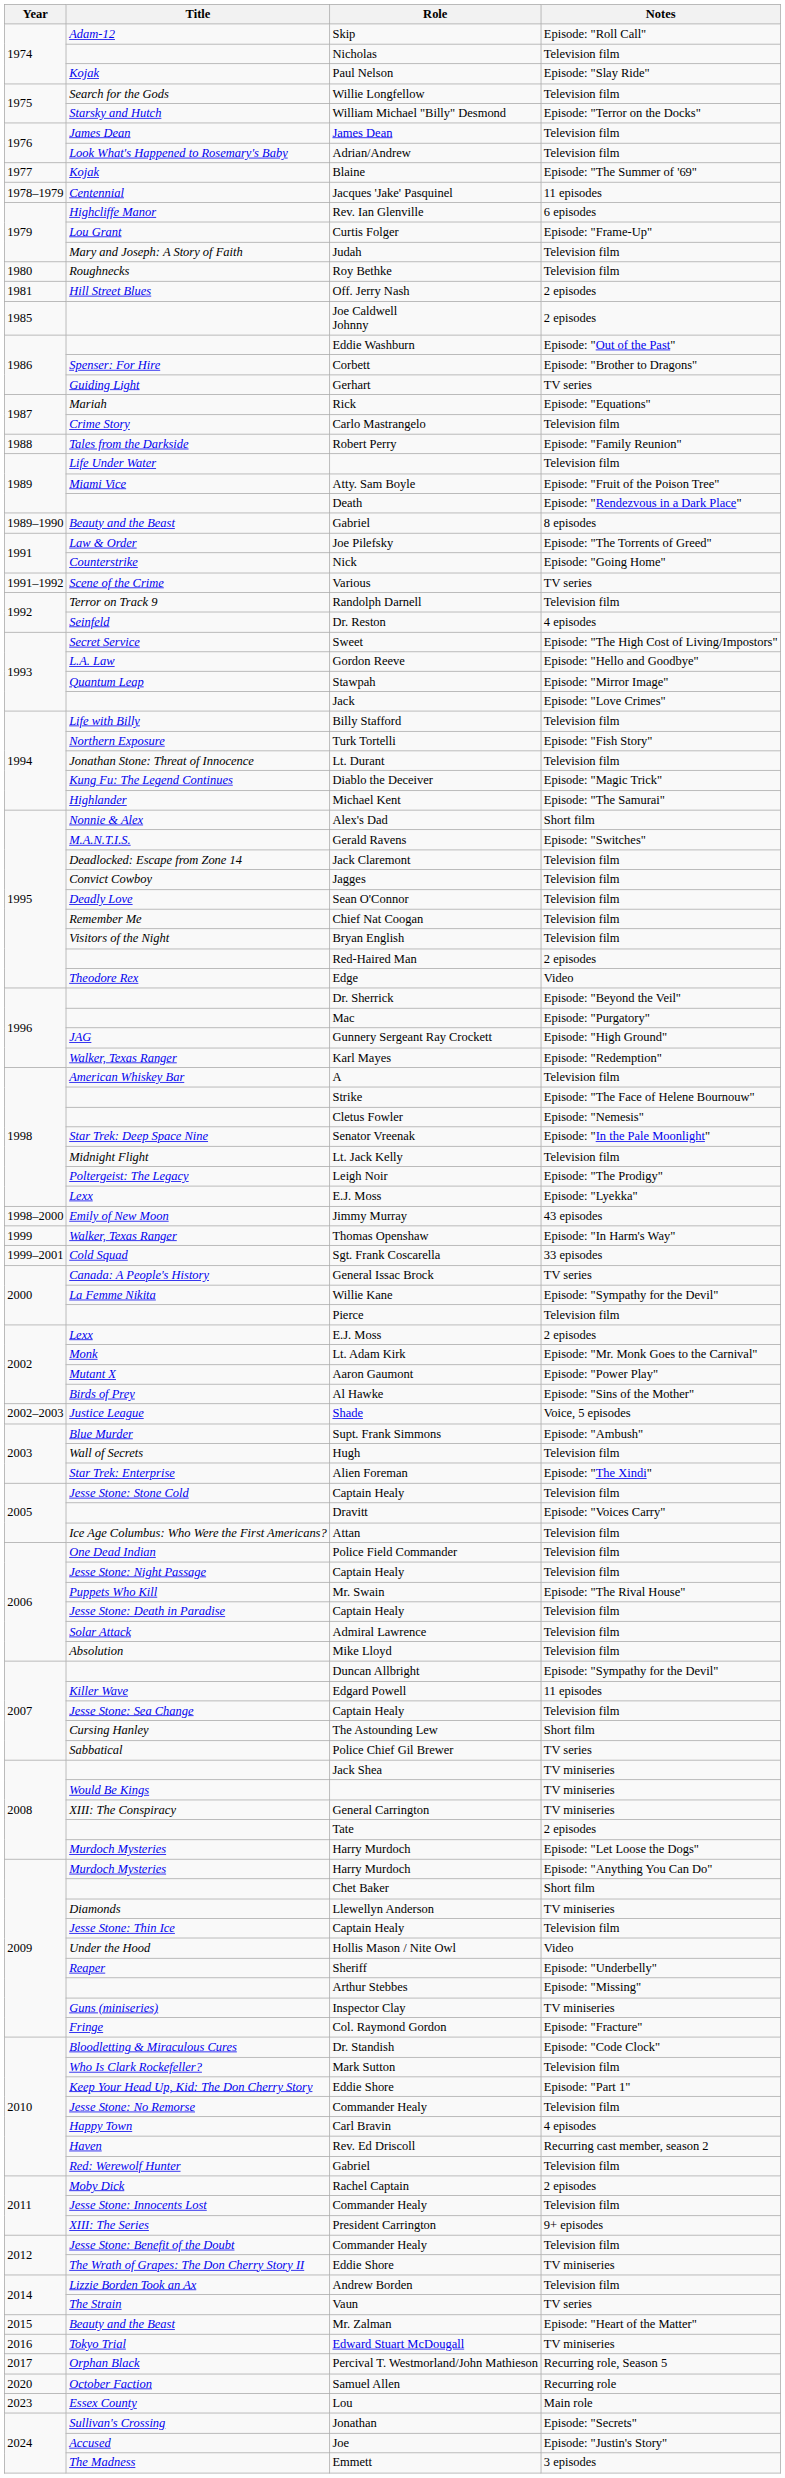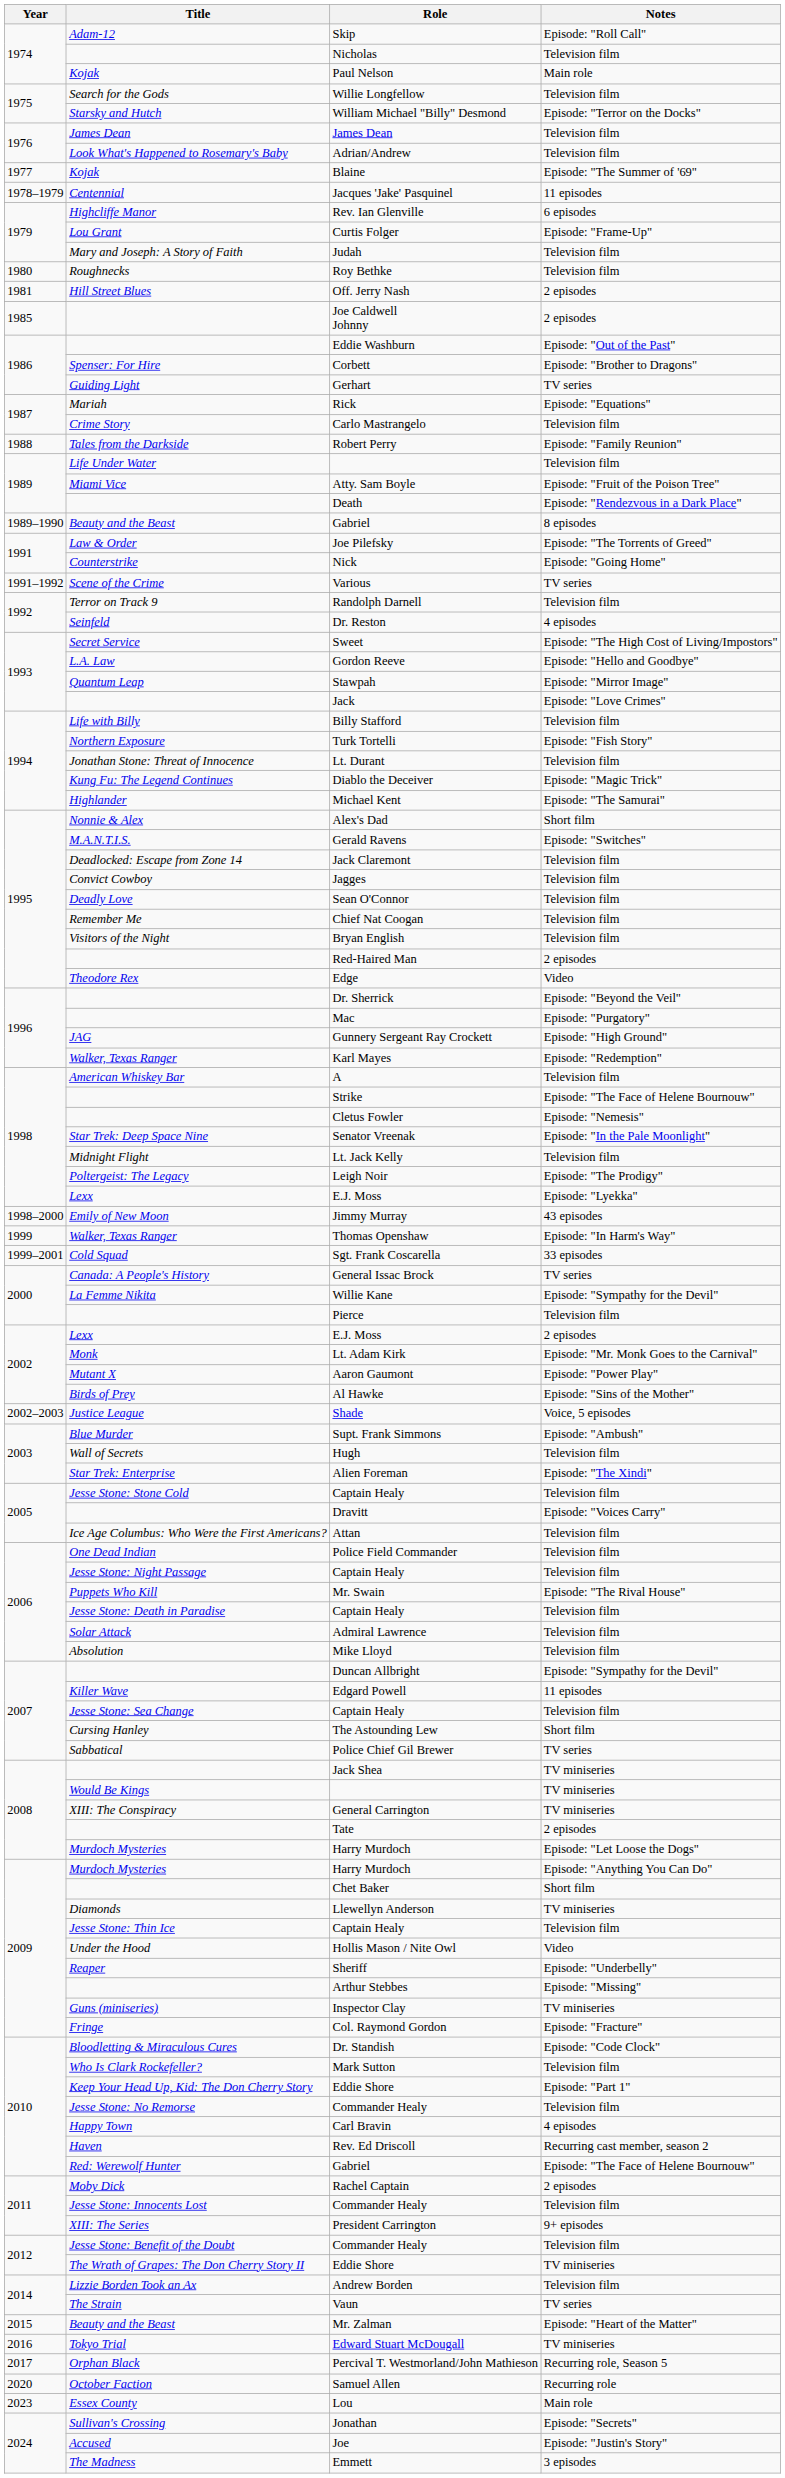(597, 73) Episode: "Slay Ride" -> (568, 73) Main role
(582, 2166) Television film -> (649, 2166) Episode: "The Face of Helene Bournouw"
